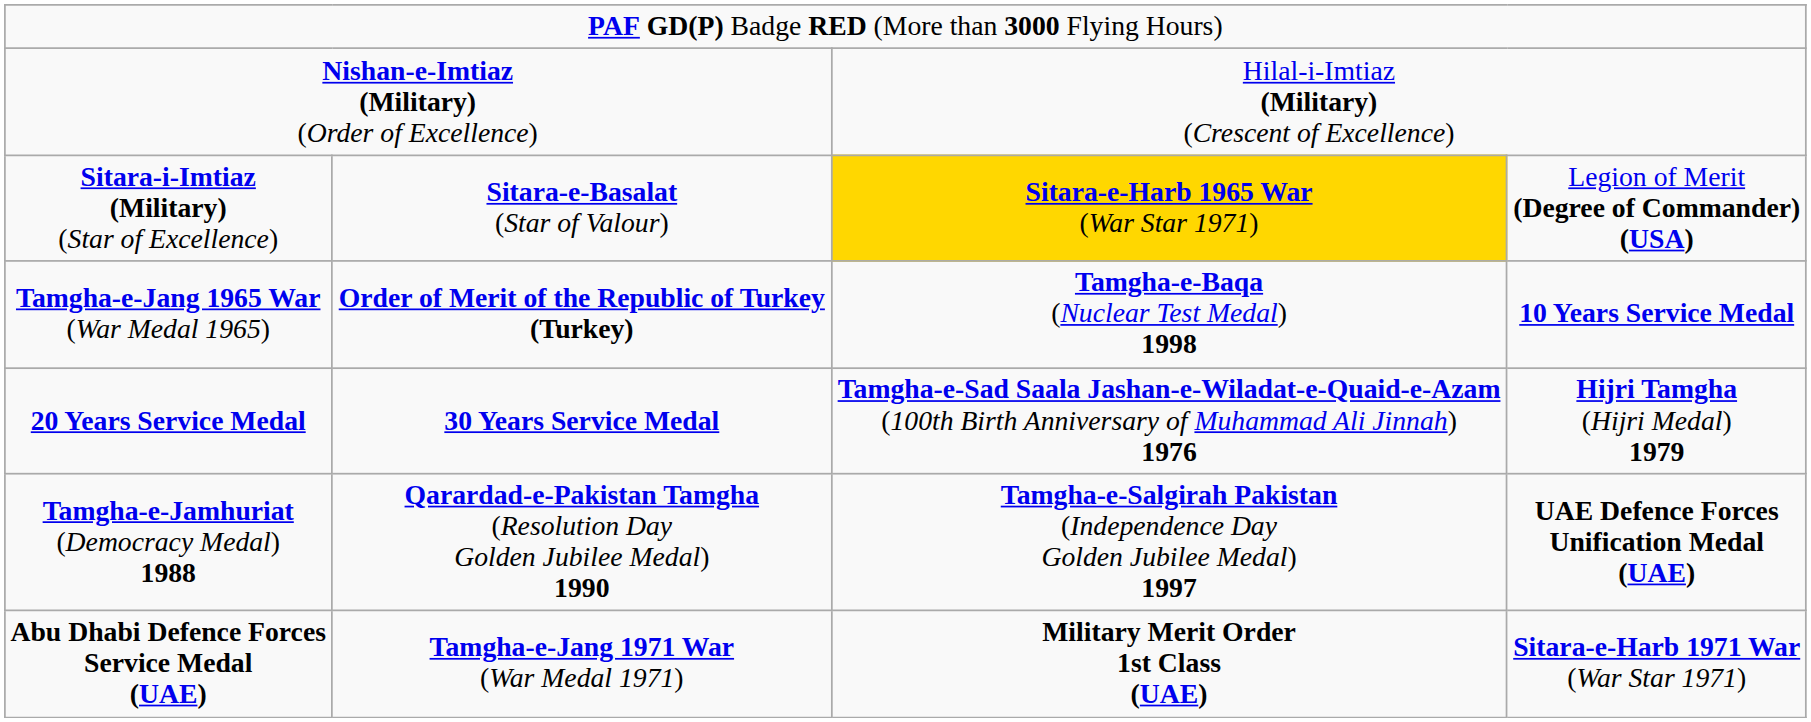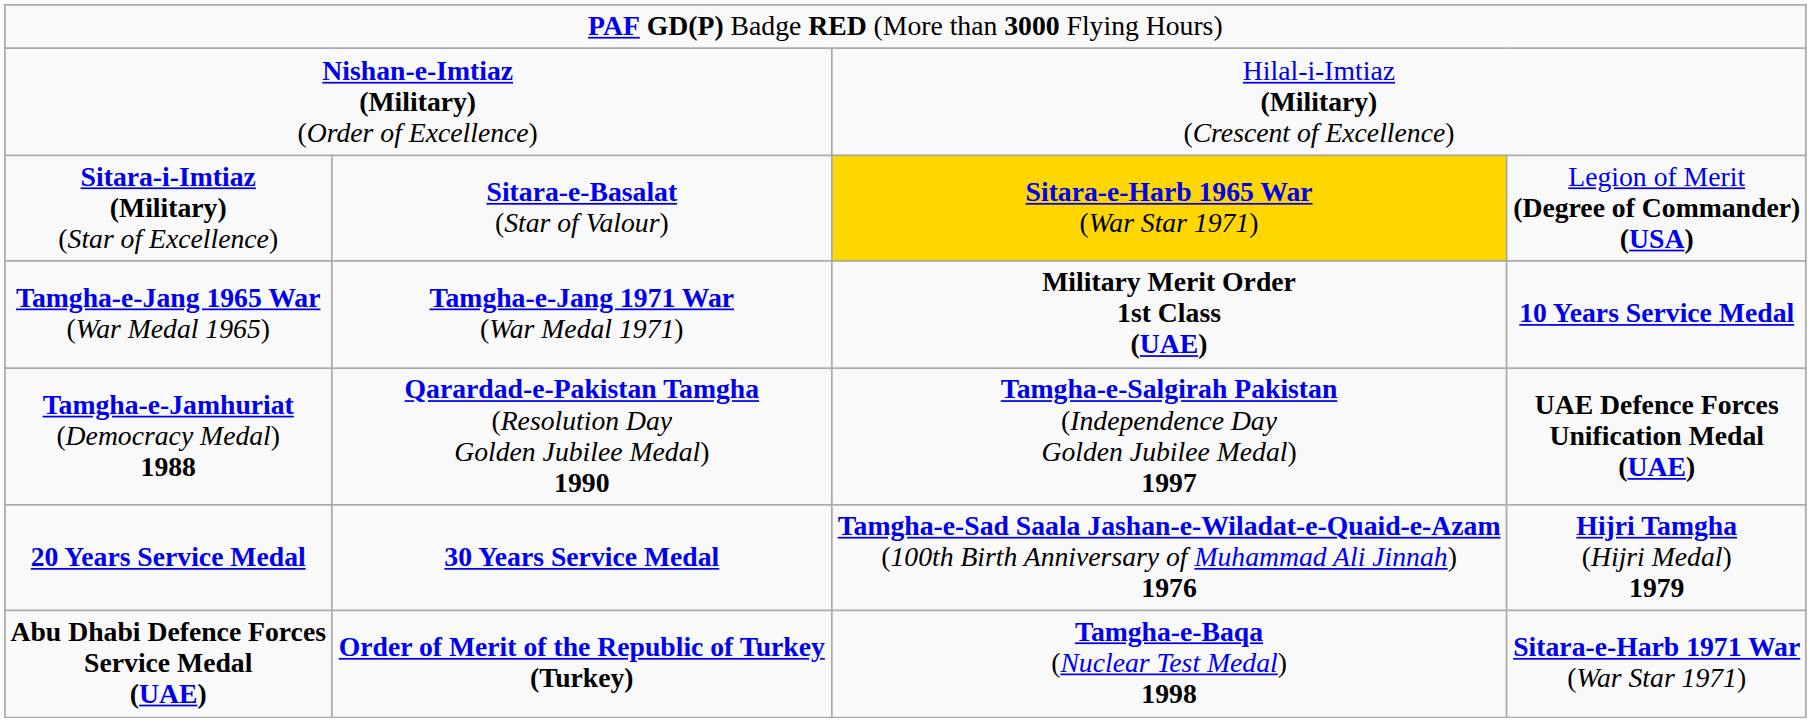(582, 313) Order of Merit of the Republic of Turkey (Turkey) -> (582, 313) Tamgha-e-Jang 1971 War (War Medal 1971)
(1169, 313) Tamgha-e-Baqa (Nuclear Test Medal) 1998 -> (1169, 313) Military Merit Order 1st Class (UAE)
rows swapped: (168, 420) <-> (168, 541)
(582, 663) Tamgha-e-Jang 1971 War (War Medal 1971) -> (582, 663) Order of Merit of the Republic of Turkey (Turkey)
(1169, 663) Military Merit Order 1st Class (UAE) -> (1169, 663) Tamgha-e-Baqa (Nuclear Test Medal) 1998
